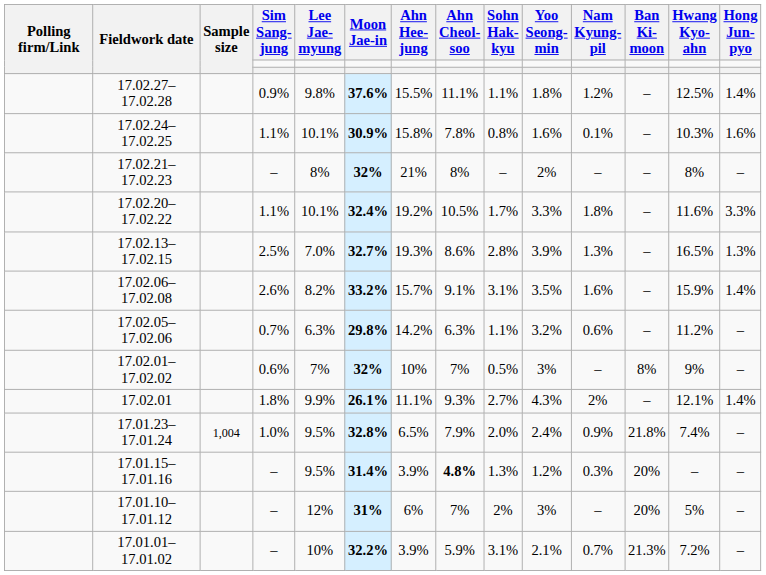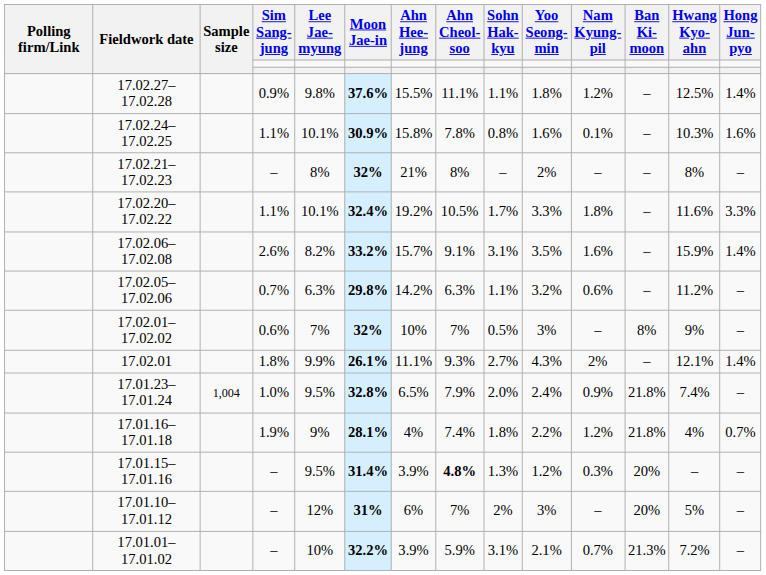- row: (146, 251)
+ row: (146, 432)
